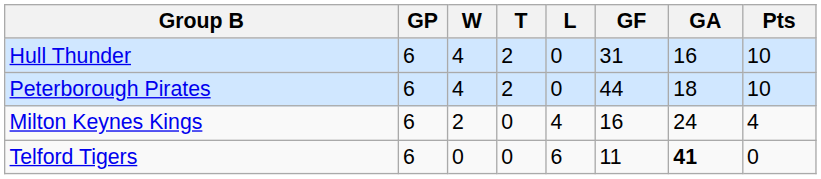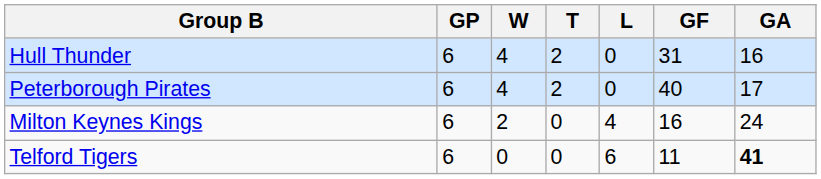- column: (779, 21)
(611, 88) 44 -> (670, 88) 40
(685, 88) 18 -> (752, 88) 17
